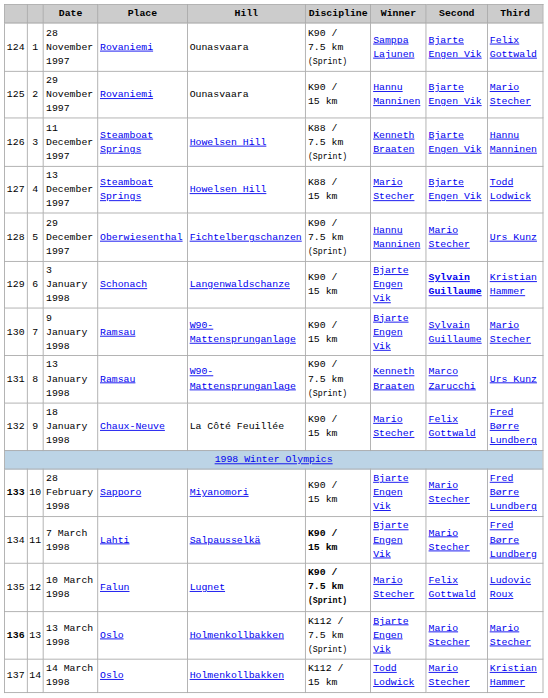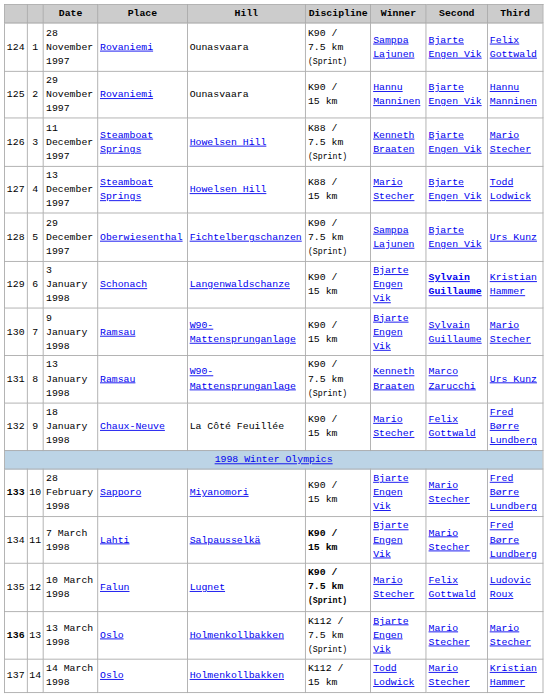(510, 95) Mario Stecher -> (513, 95) Hannu Manninen
(513, 142) Hannu Manninen -> (510, 142) Mario Stecher
(397, 237) Hannu Manninen -> (394, 237) Samppa Lajunen
(449, 237) Mario Stecher -> (455, 237) Bjarte Engen Vik
